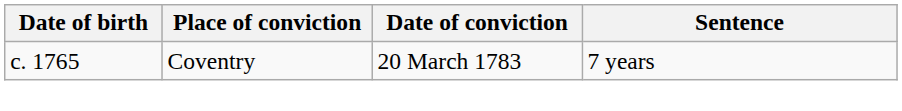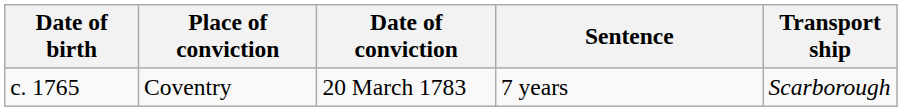+ column: (830, 36)
